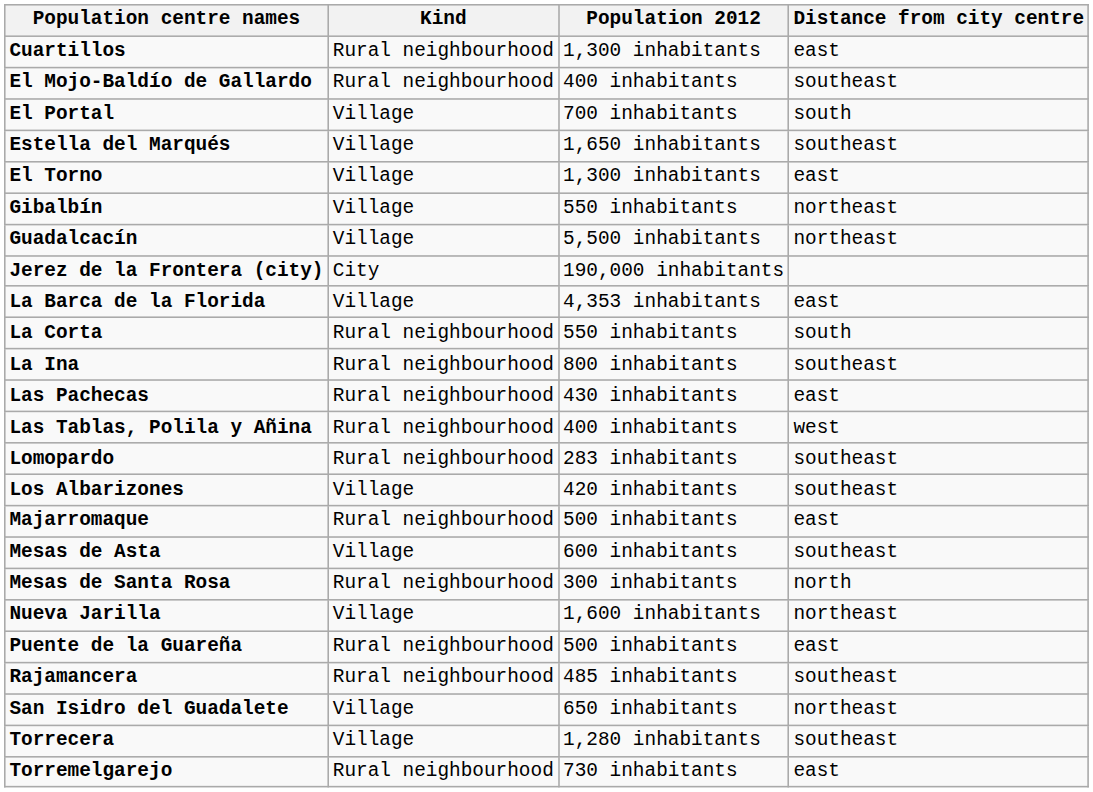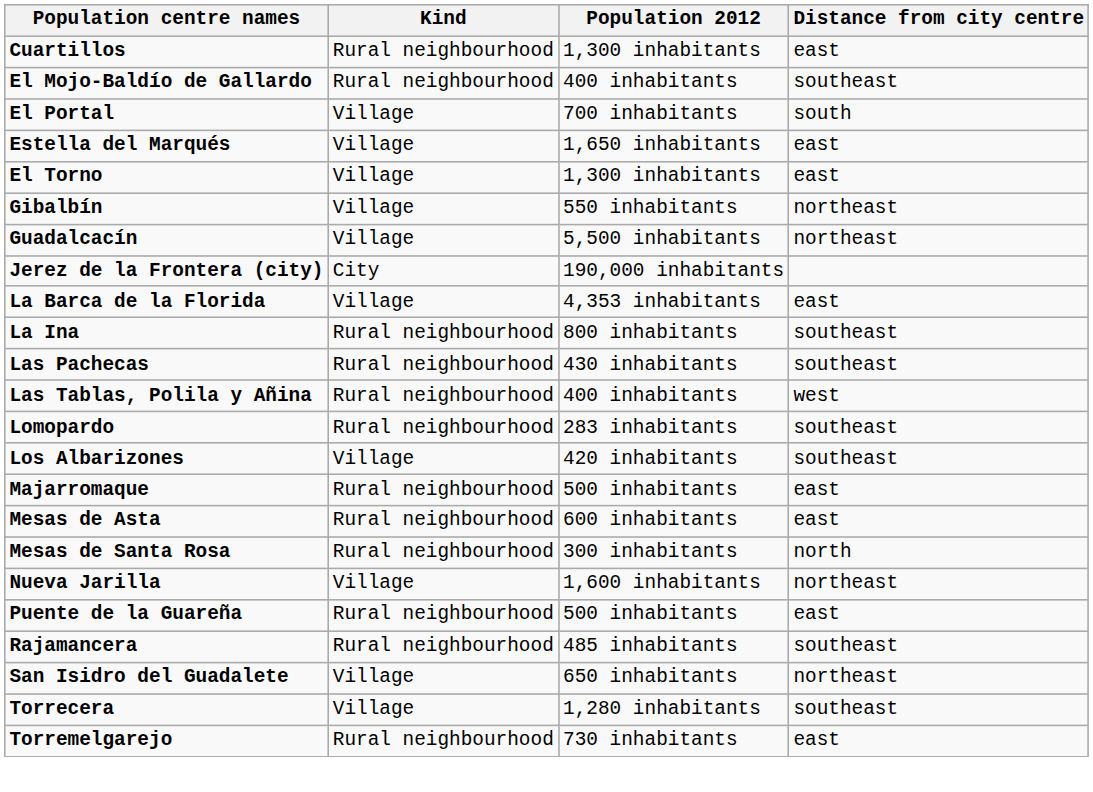(846, 146) southeast -> (817, 146) east
- row: (56, 334)
(817, 396) east -> (846, 365) southeast
(374, 553) Village -> (443, 522) Rural neighbourhood
(846, 553) southeast -> (817, 522) east
